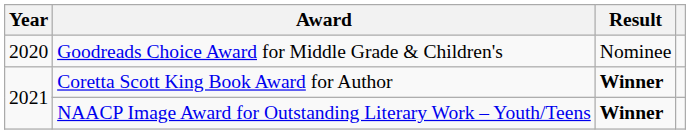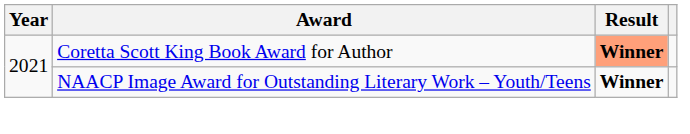- row: (280, 50)
(632, 81) no background -> (632, 50) lightsalmon background
